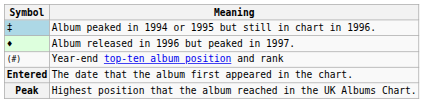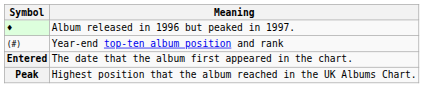- row: (214, 28)
